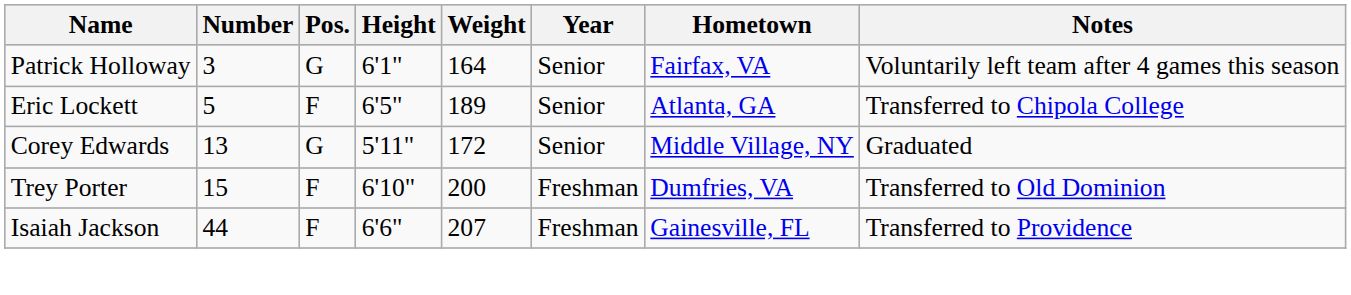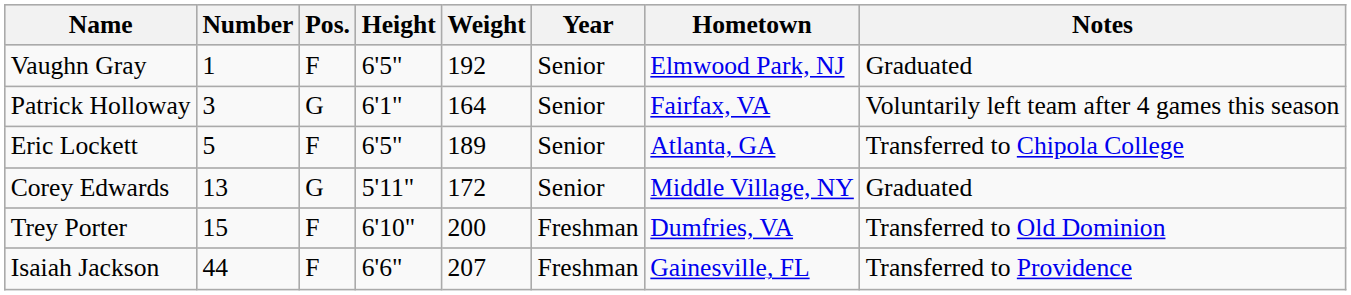+ row: (79, 65)
